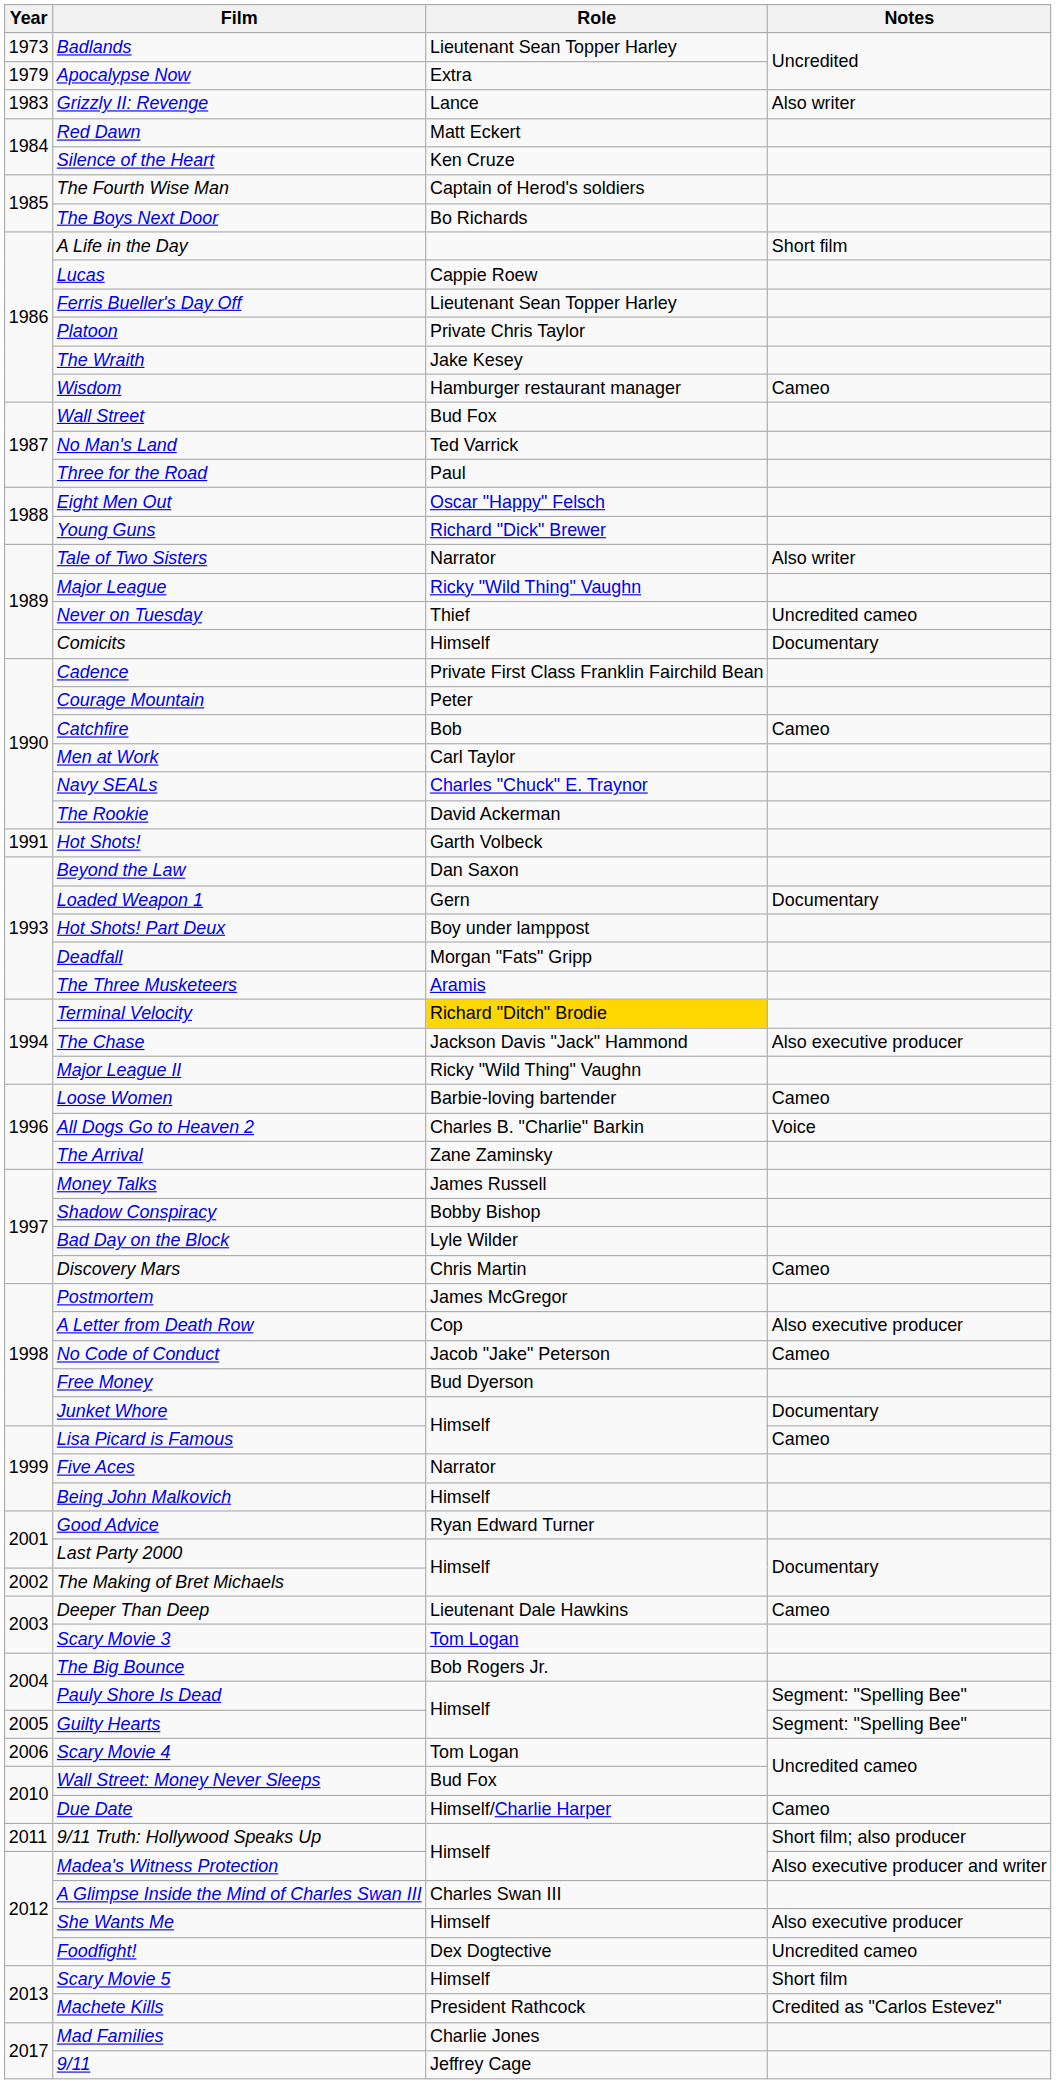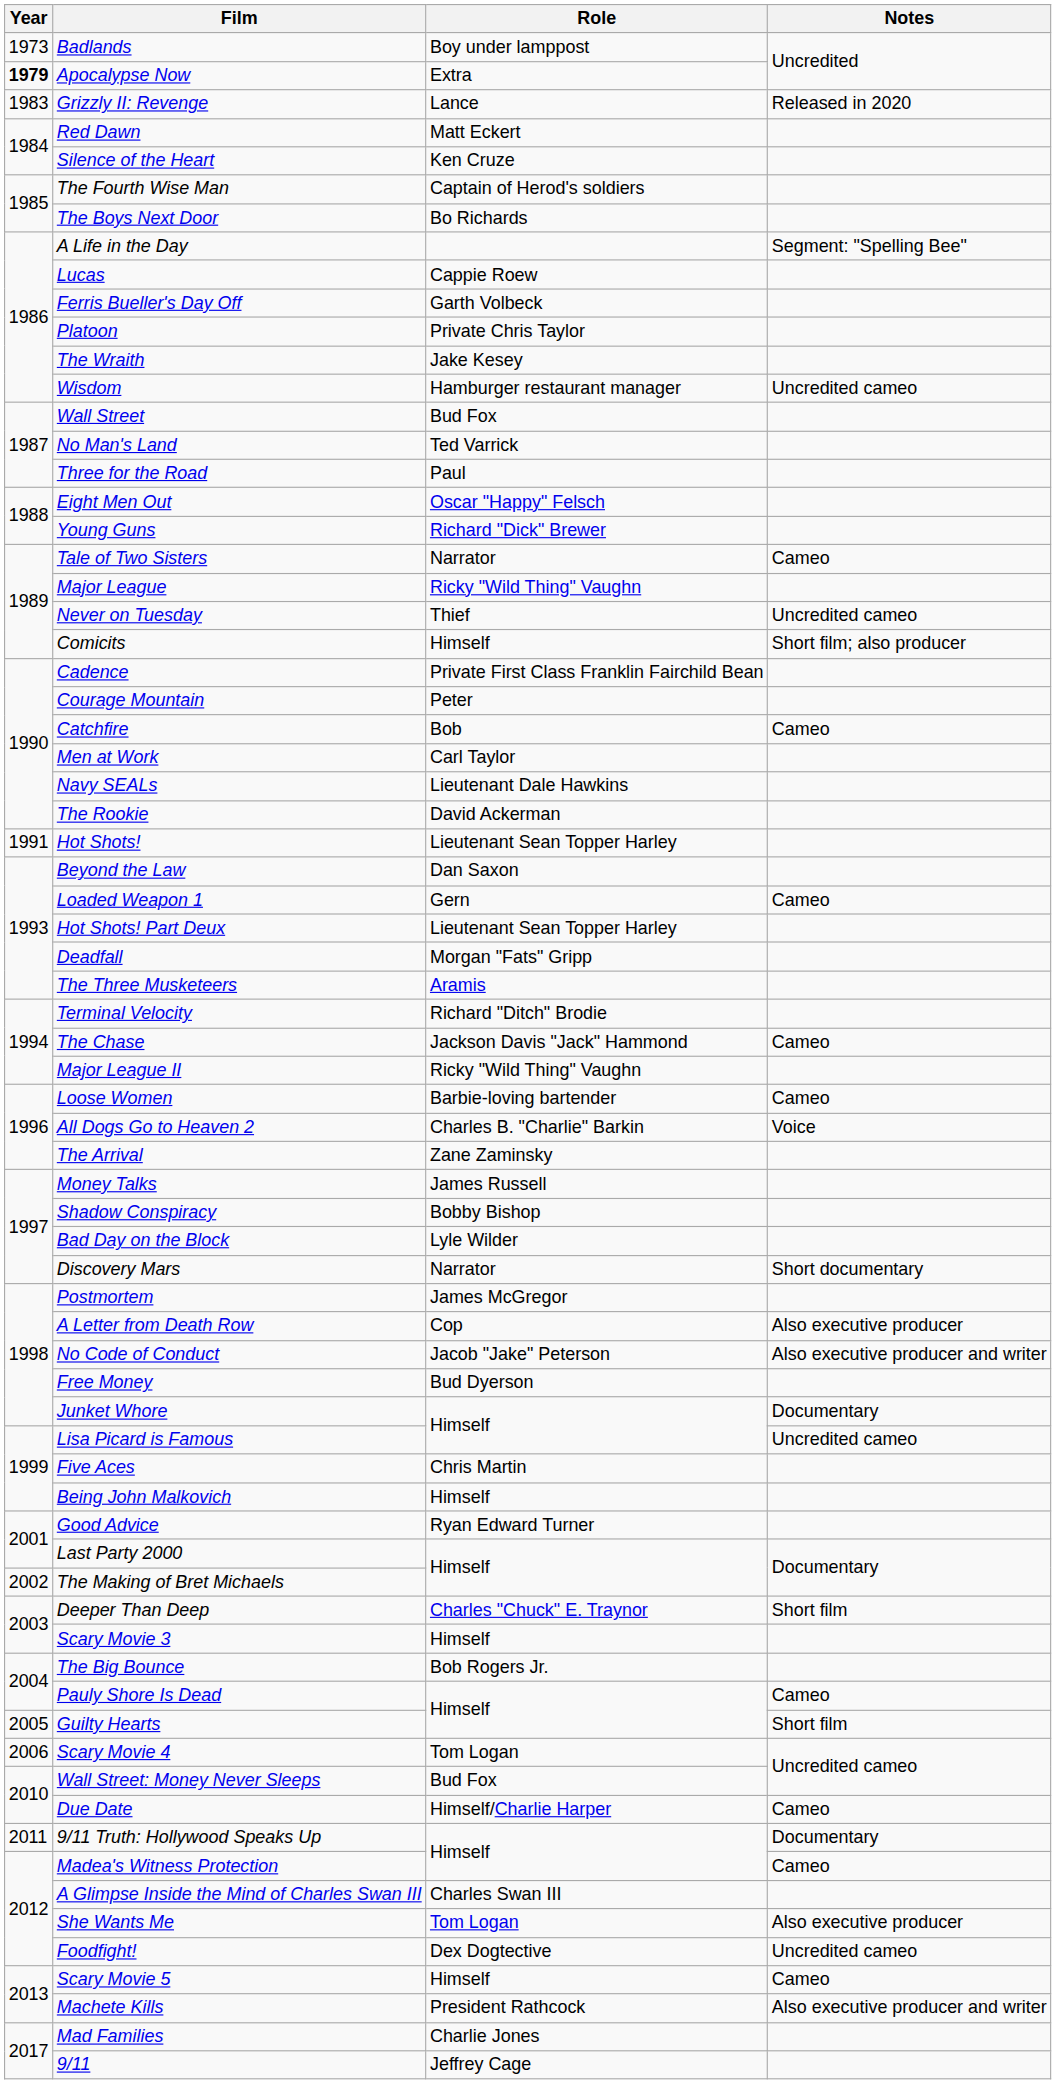(553, 47) Lieutenant Sean Topper Harley -> (510, 47) Boy under lamppost
(29, 75) normal -> (29, 75) bold
(814, 103) Also writer -> (842, 103) Released in 2020
(810, 246) Short film -> (869, 246) Segment: "Spelling Bee"
(553, 302) Lieutenant Sean Topper Harley -> (486, 302) Garth Volbeck
(801, 388) Cameo -> (845, 388) Uncredited cameo
(814, 558) Also writer -> (801, 558) Cameo
(825, 643) Documentary -> (869, 643) Short film; also producer
(539, 786) Charles "Chuck" E. Traynor -> (529, 786) Lieutenant Dale Hawkins
(486, 842) Garth Volbeck -> (553, 842) Lieutenant Sean Topper Harley
(825, 899) Documentary -> (801, 899) Cameo
(510, 928) Boy under lamppost -> (553, 928) Lieutenant Sean Topper Harley
(518, 1013) gold background -> (518, 1013) no background
(867, 1041) Also executive producer -> (801, 1041) Cameo
(478, 1269) Chris Martin -> (463, 1269) Narrator
(801, 1269) Cameo -> (848, 1269) Short documentary
(801, 1354) Cameo -> (909, 1354) Also executive producer and writer
(801, 1439) Cameo -> (845, 1439) Uncredited cameo
(463, 1468) Narrator -> (478, 1468) Chris Martin
(529, 1610) Lieutenant Dale Hawkins -> (539, 1610) Charles "Chuck" E. Traynor
(801, 1610) Cameo -> (810, 1610) Short film
(474, 1638) Tom Logan -> (460, 1638) Himself
(869, 1695) Segment: "Spelling Bee" -> (801, 1695) Cameo
(869, 1723) Segment: "Spelling Bee" -> (810, 1723) Short film
(869, 1837) Short film; also producer -> (825, 1837) Documentary
(909, 1866) Also executive producer and writer -> (801, 1866) Cameo
(460, 1922) Himself -> (474, 1922) Tom Logan
(810, 1979) Short film -> (801, 1979) Cameo
(887, 2008) Credited as "Carlos Estevez" -> (909, 2008) Also executive producer and writer
